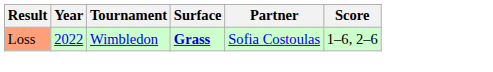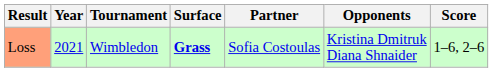+ column: (377, 16)
(69, 39) 2022 -> (69, 47) 2021
